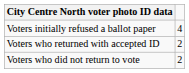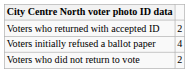rows swapped: (81, 28) <-> (83, 44)
